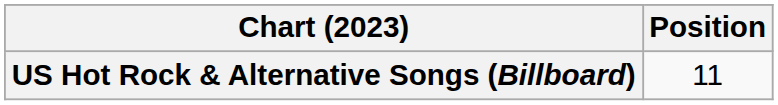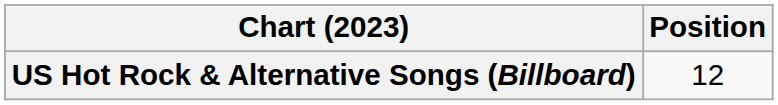(708, 74) 11 -> (708, 74) 12
